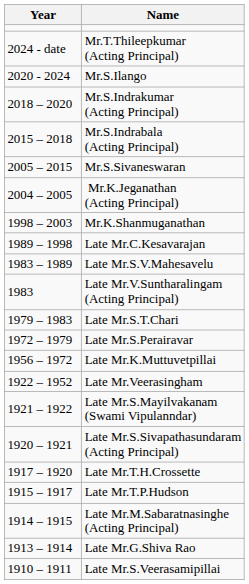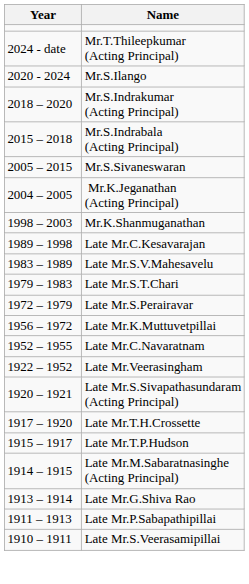- row: (153, 291)
+ row: (145, 346)
- row: (151, 409)
+ row: (154, 519)
